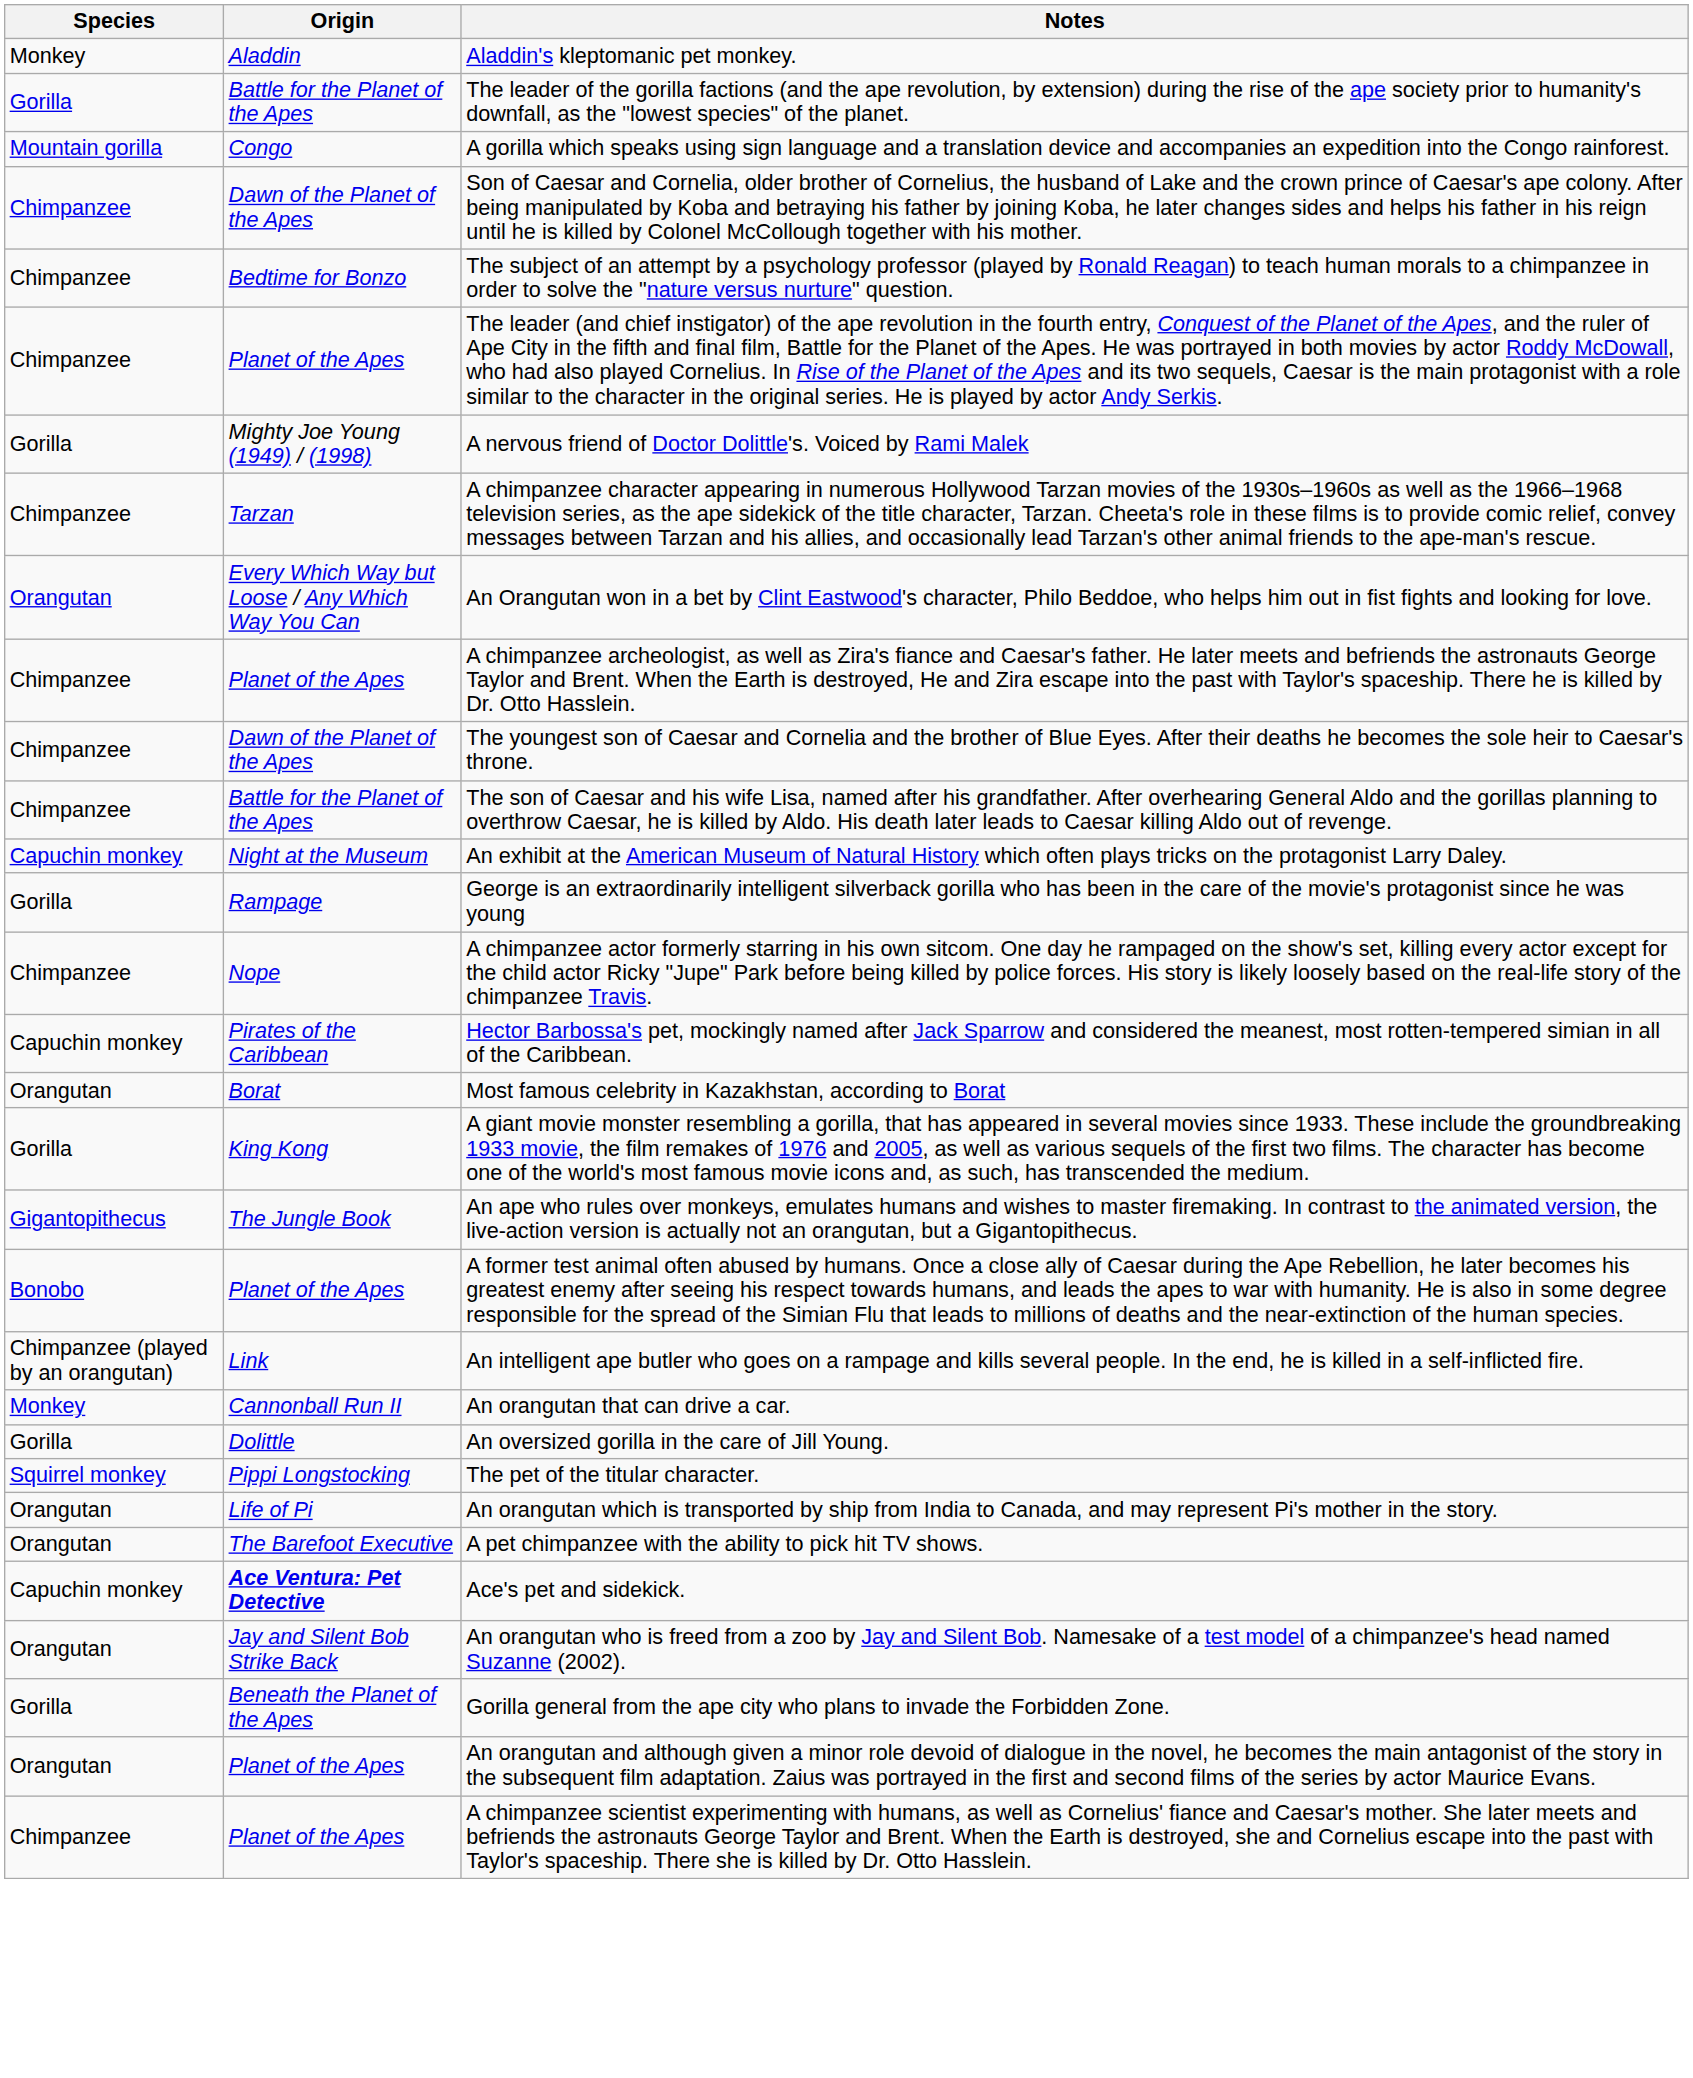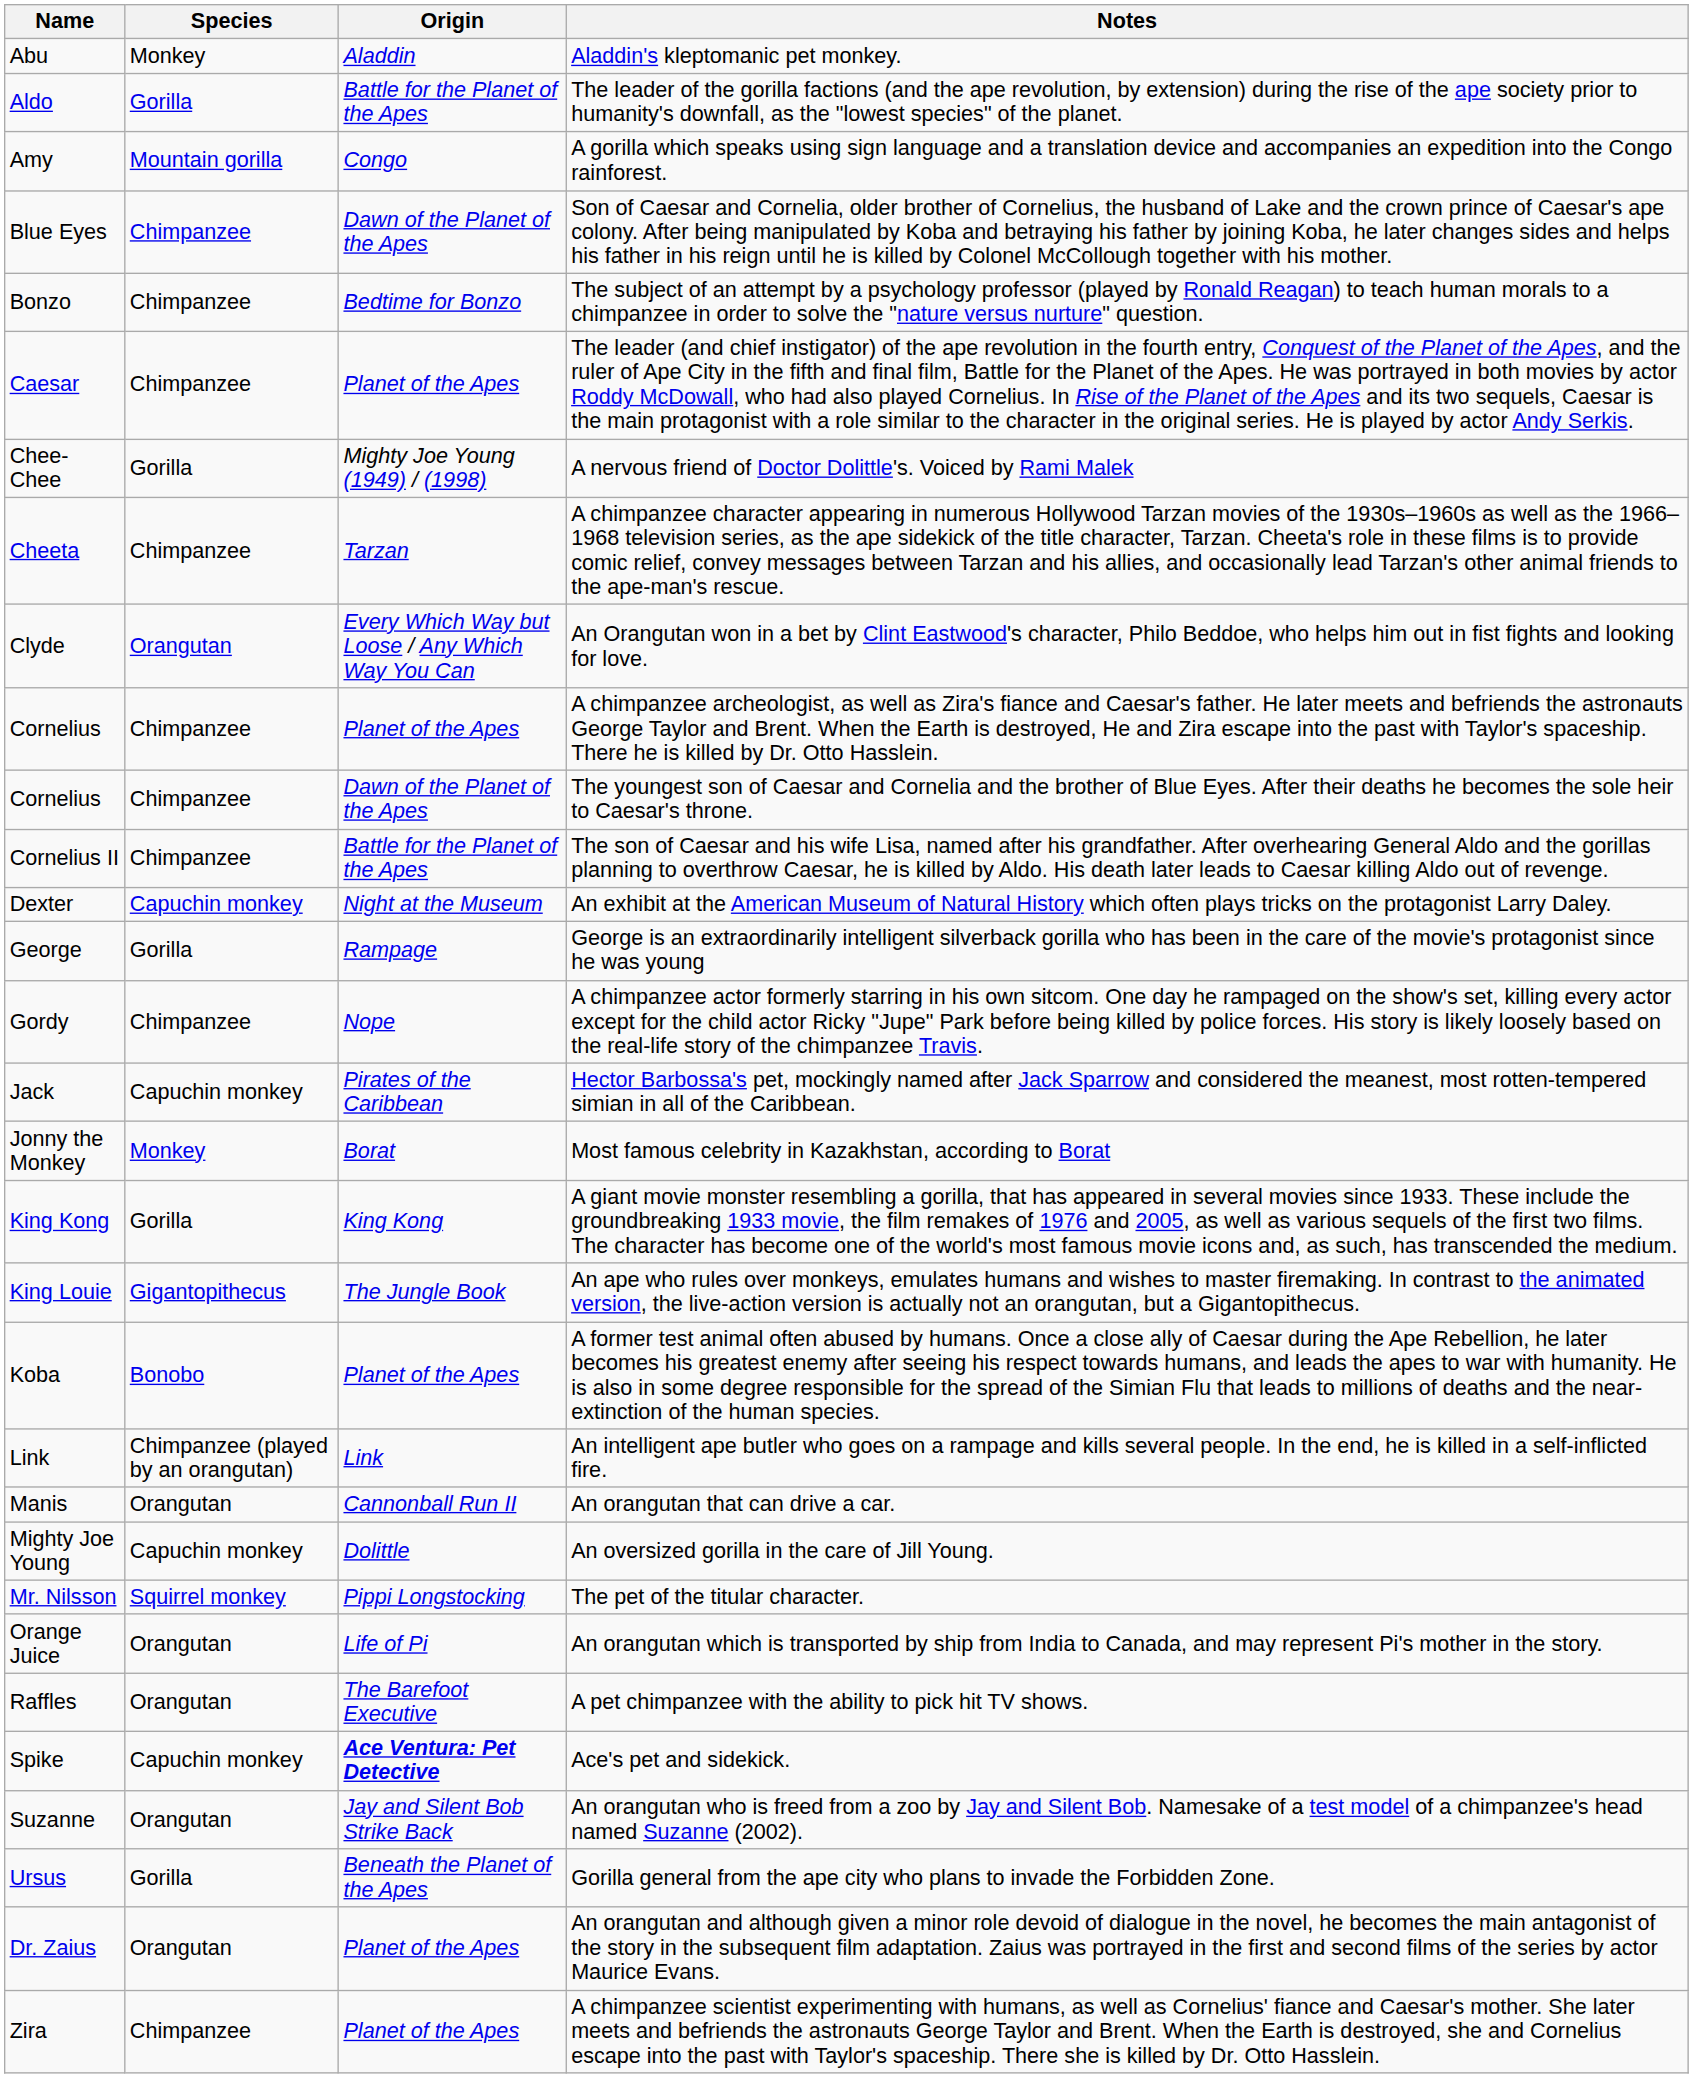+ column: (65, 21)
(61, 1089) Orangutan -> (168, 1150) Monkey
(47, 1407) Monkey -> (181, 1504) Orangutan
(41, 1441) Gorilla -> (216, 1550) Capuchin monkey
